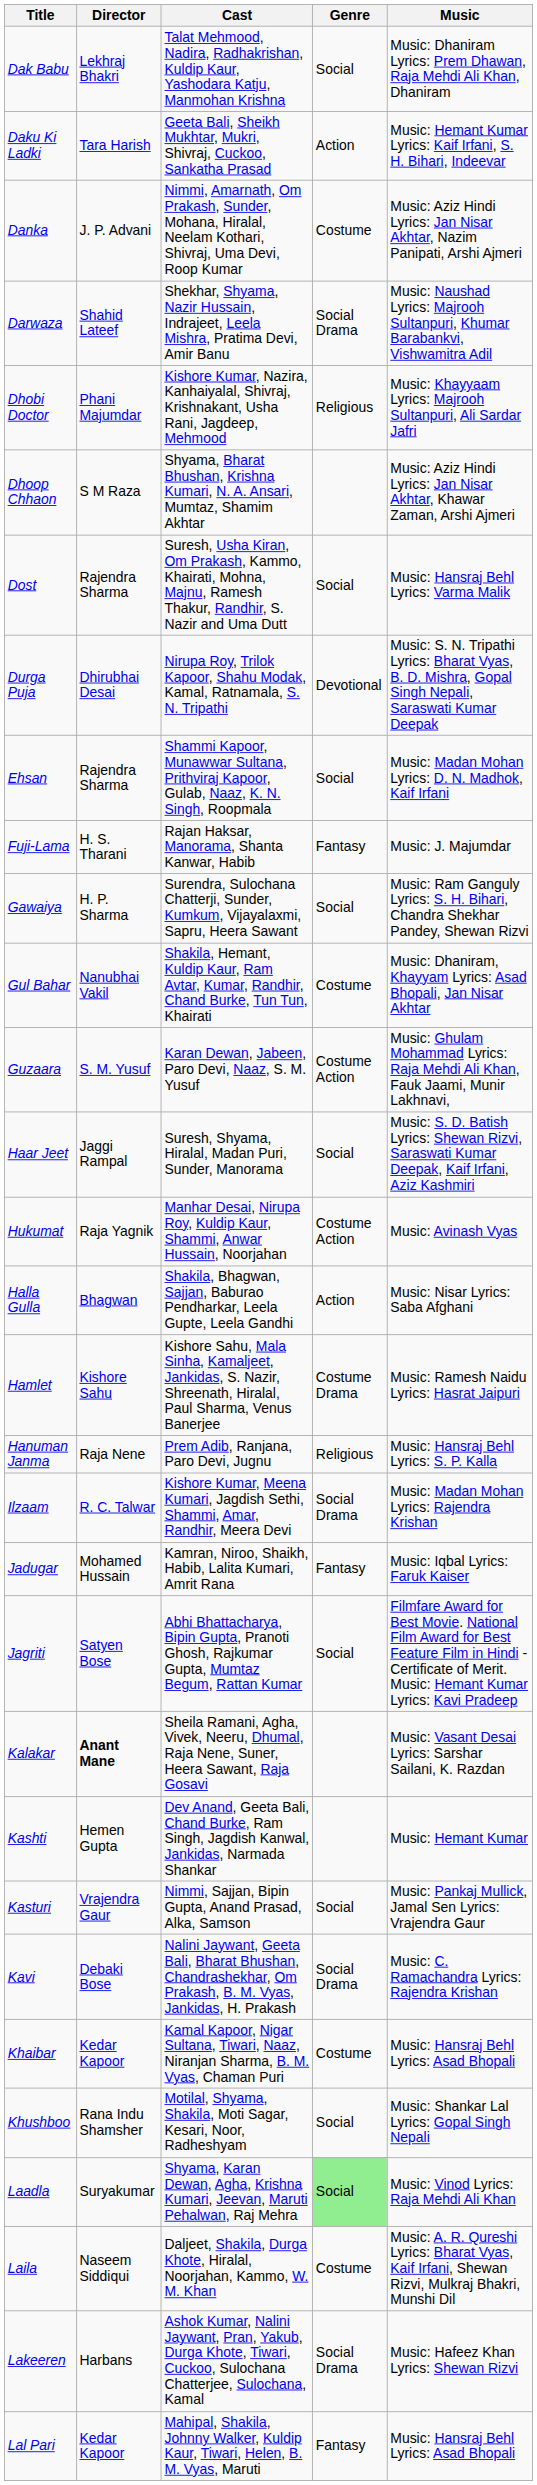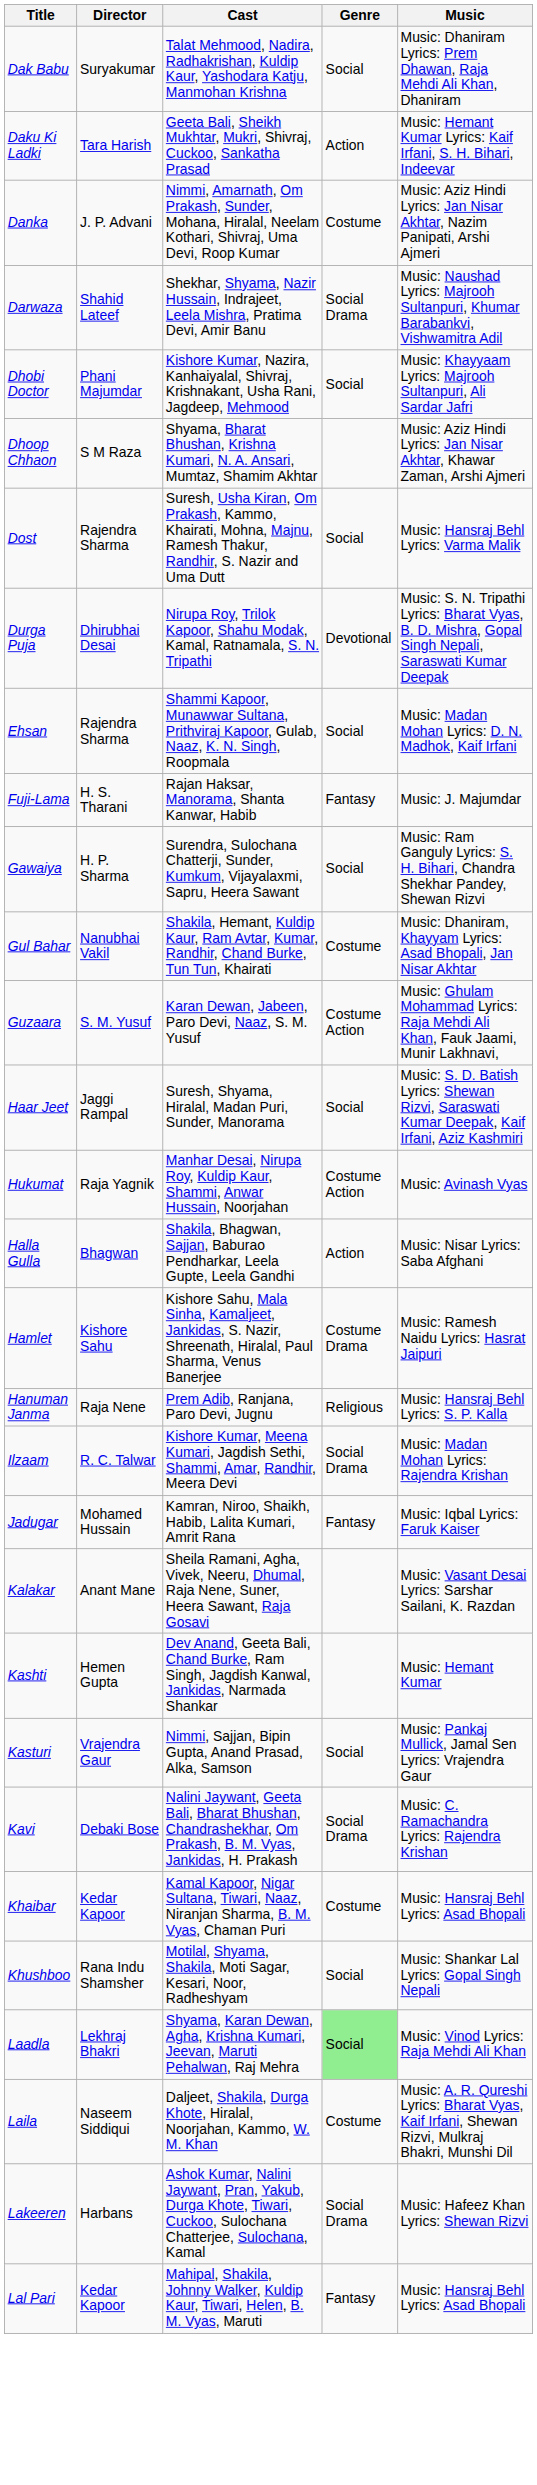(102, 68) Lekhraj Bhakri -> (118, 68) Suryakumar
(344, 407) Religious -> (345, 384) Social
- row: (26, 1653)
(99, 1754) bold -> (118, 1590) normal
(117, 2191) Suryakumar -> (103, 2044) Lekhraj Bhakri
